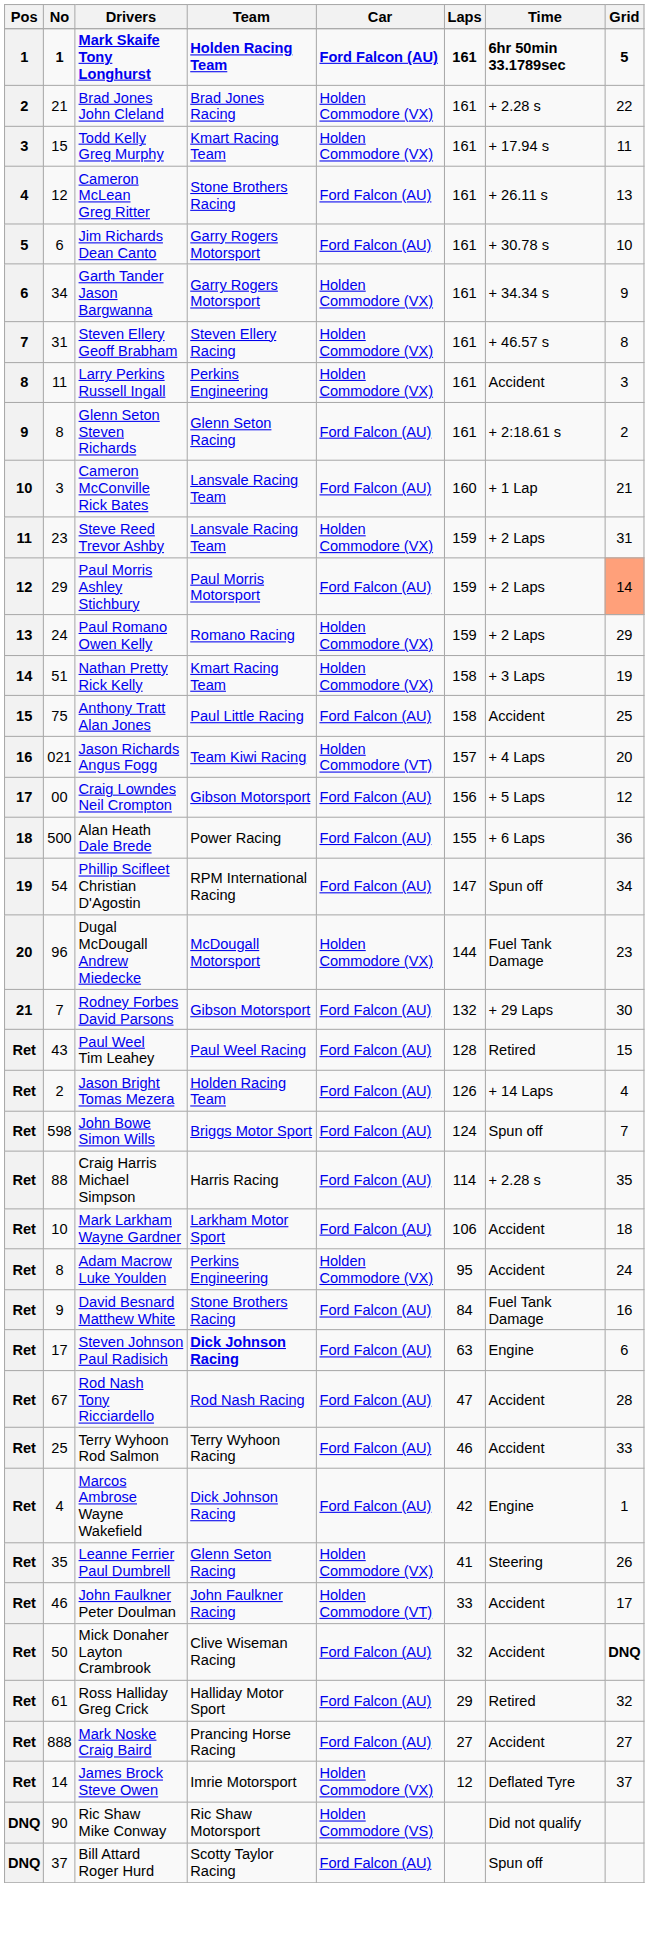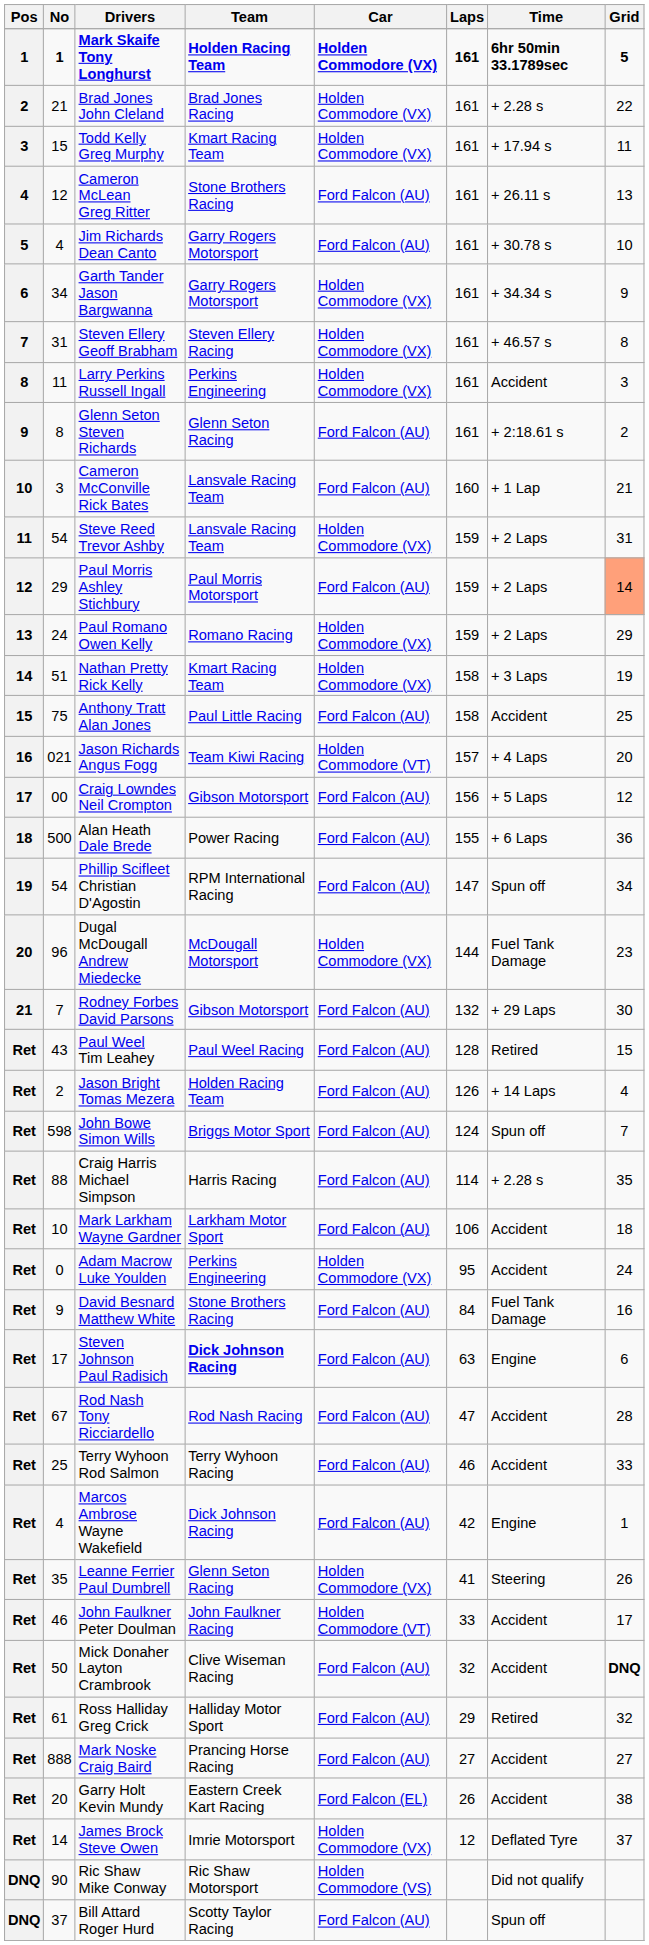(379, 57) Ford Falcon (AU) -> (377, 57) Holden Commodore (VX)
(59, 244) 6 -> (59, 244) 4
(59, 537) 23 -> (59, 537) 54
(59, 1269) 8 -> (59, 1269) 0
+ row: (121, 1799)
